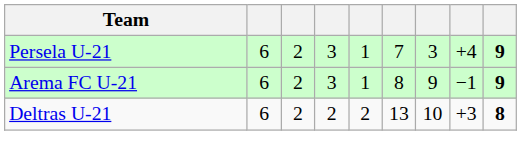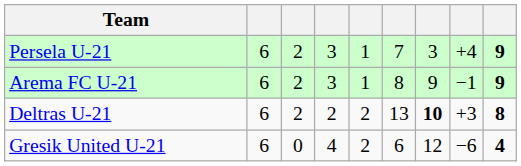(433, 113) normal -> (433, 113) bold
+ row: (87, 144)
